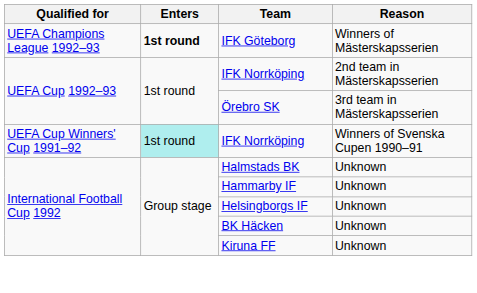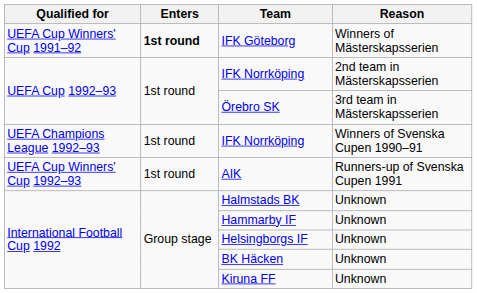(56, 40) UEFA Champions League 1992–93 -> (61, 40) UEFA Cup Winners' Cup 1991–92
(61, 140) UEFA Cup Winners' Cup 1991–92 -> (56, 140) UEFA Champions League 1992–93
(169, 140) paleturquoise background -> (169, 140) no background
+ row: (231, 174)
